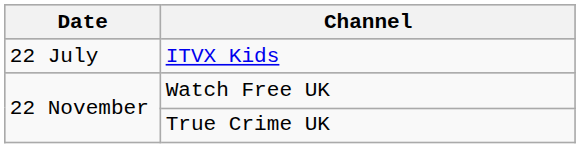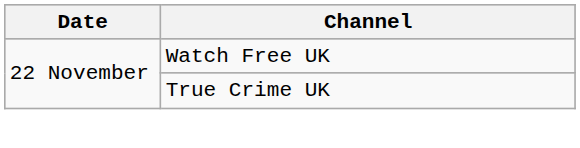- row: (223, 56)
